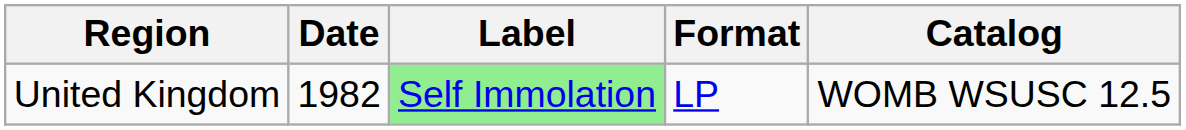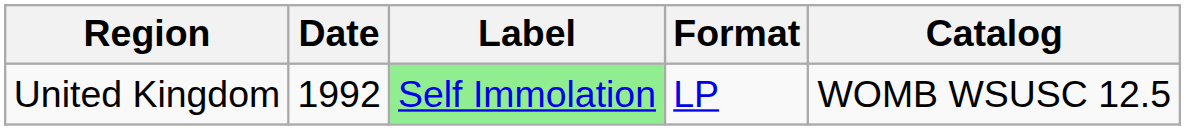(339, 93) 1982 -> (339, 93) 1992
